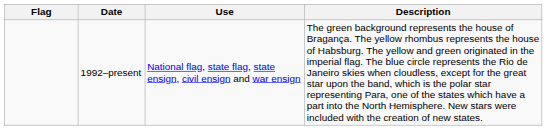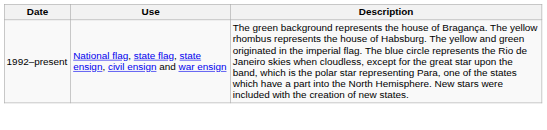- column: (41, 12)
